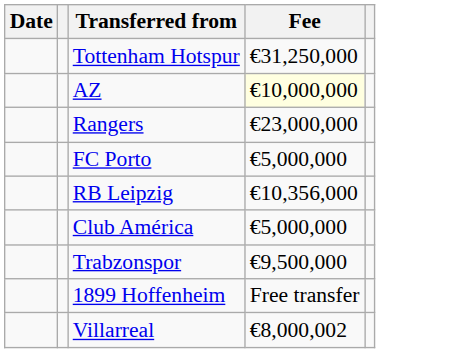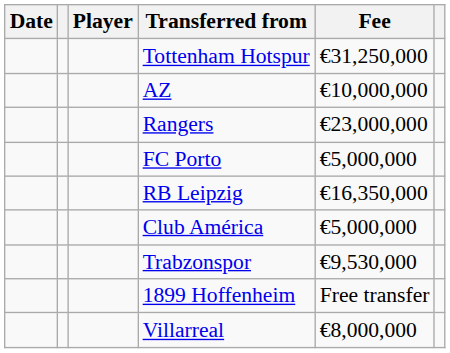+ column: (103, 21)
(304, 90) lightyellow background -> (374, 90) no background
(304, 192) €10,356,000 -> (374, 192) €16,350,000
(298, 261) €9,500,000 -> (368, 261) €9,530,000
(298, 329) €8,000,002 -> (368, 329) €8,000,000
